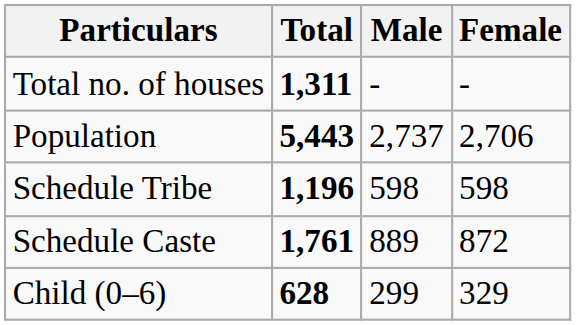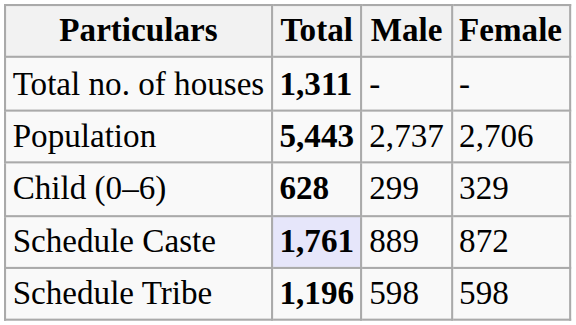rows swapped: (89, 293) <-> (112, 188)
(317, 240) no background -> (317, 240) lavender background
